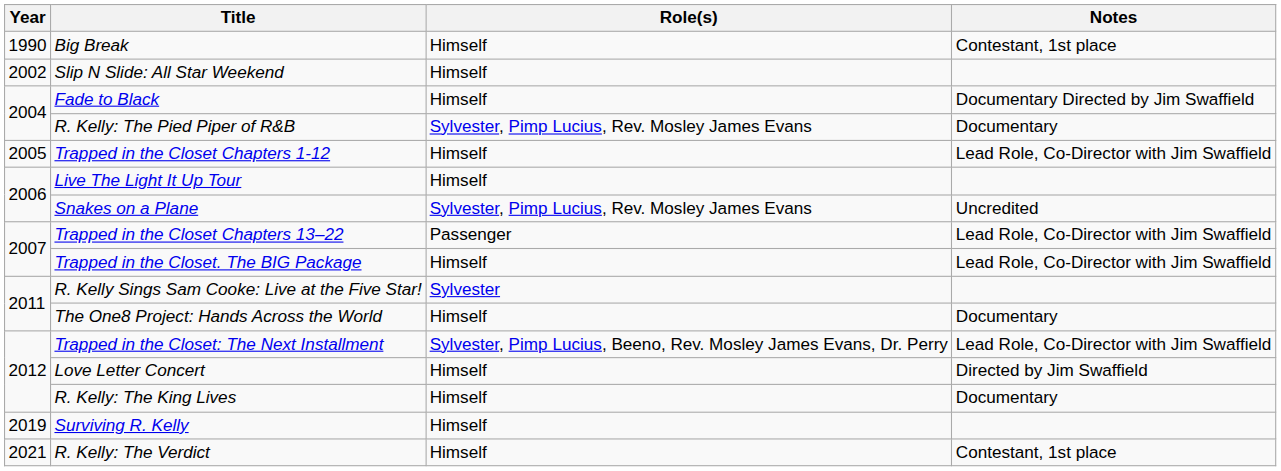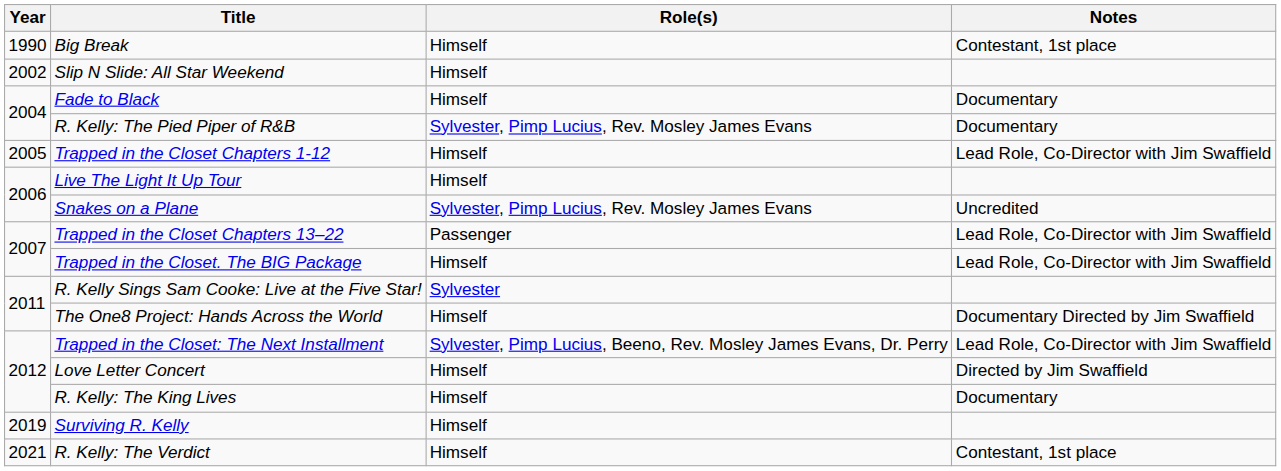(1105, 99) Documentary Directed by Jim Swaffield -> (1007, 99) Documentary
(1007, 316) Documentary -> (1105, 316) Documentary Directed by Jim Swaffield
